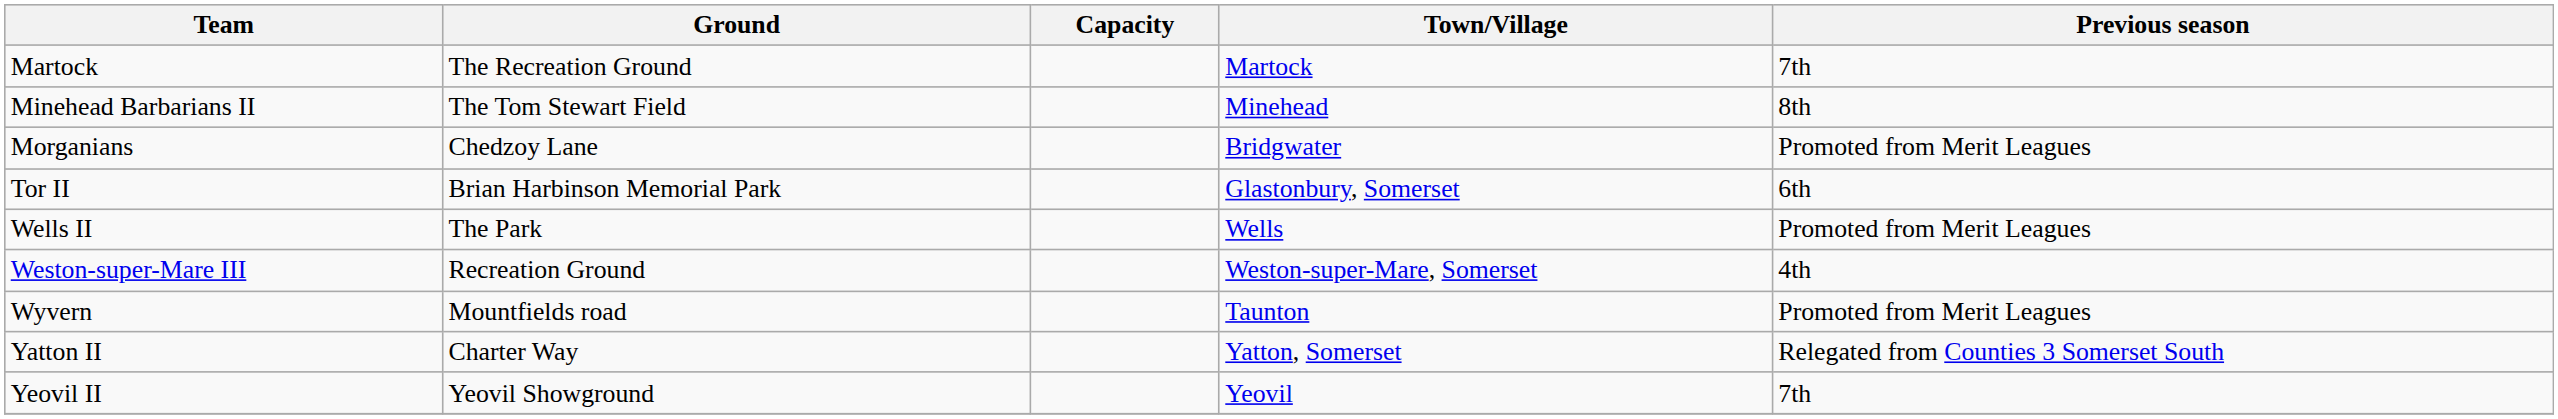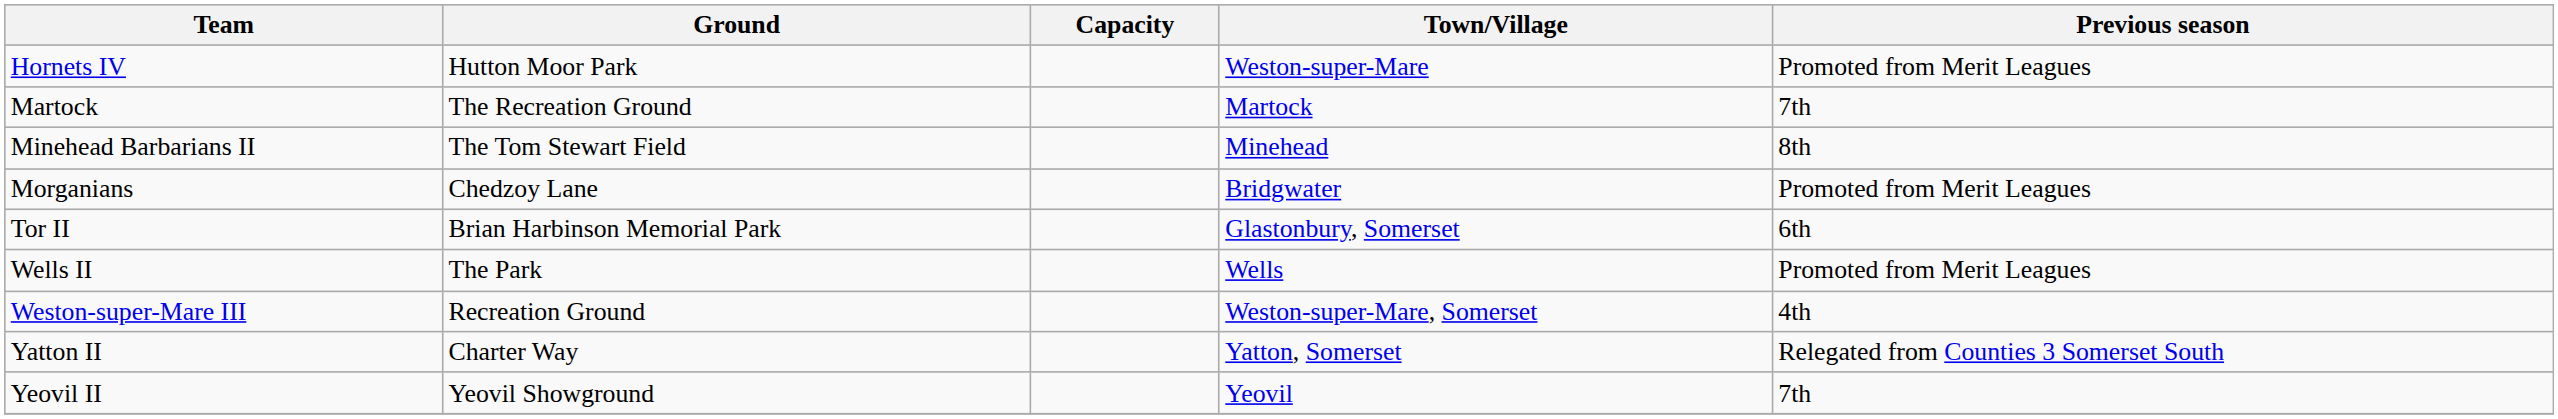+ row: (68, 65)
- row: (51, 310)
